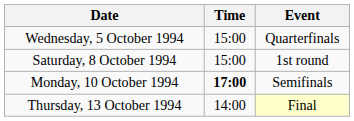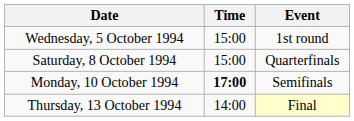(302, 37) Quarterfinals -> (302, 37) 1st round
(302, 60) 1st round -> (302, 60) Quarterfinals
